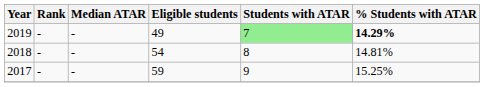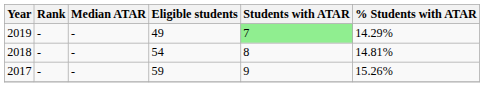(375, 33) bold -> (374, 33) normal
(374, 71) 15.25% -> (374, 71) 15.26%
